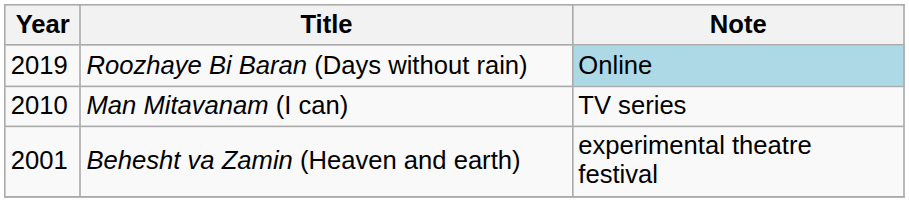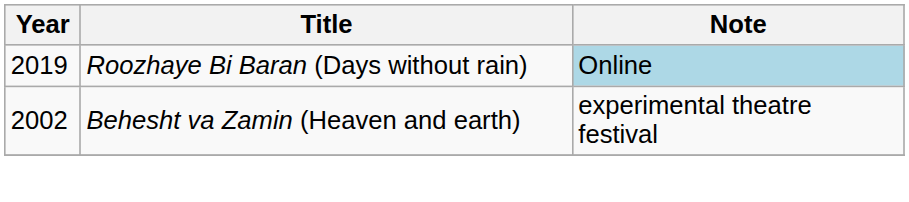- row: (217, 106)
(39, 161) 2001 -> (39, 120) 2002
